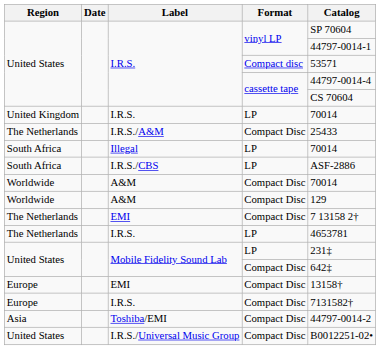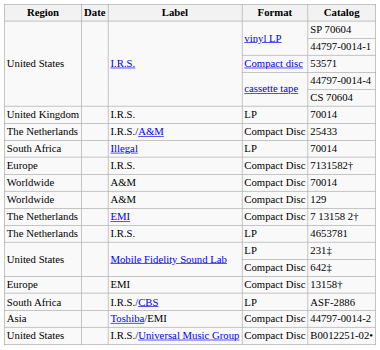rows swapped: (134, 166) <-> (123, 302)
